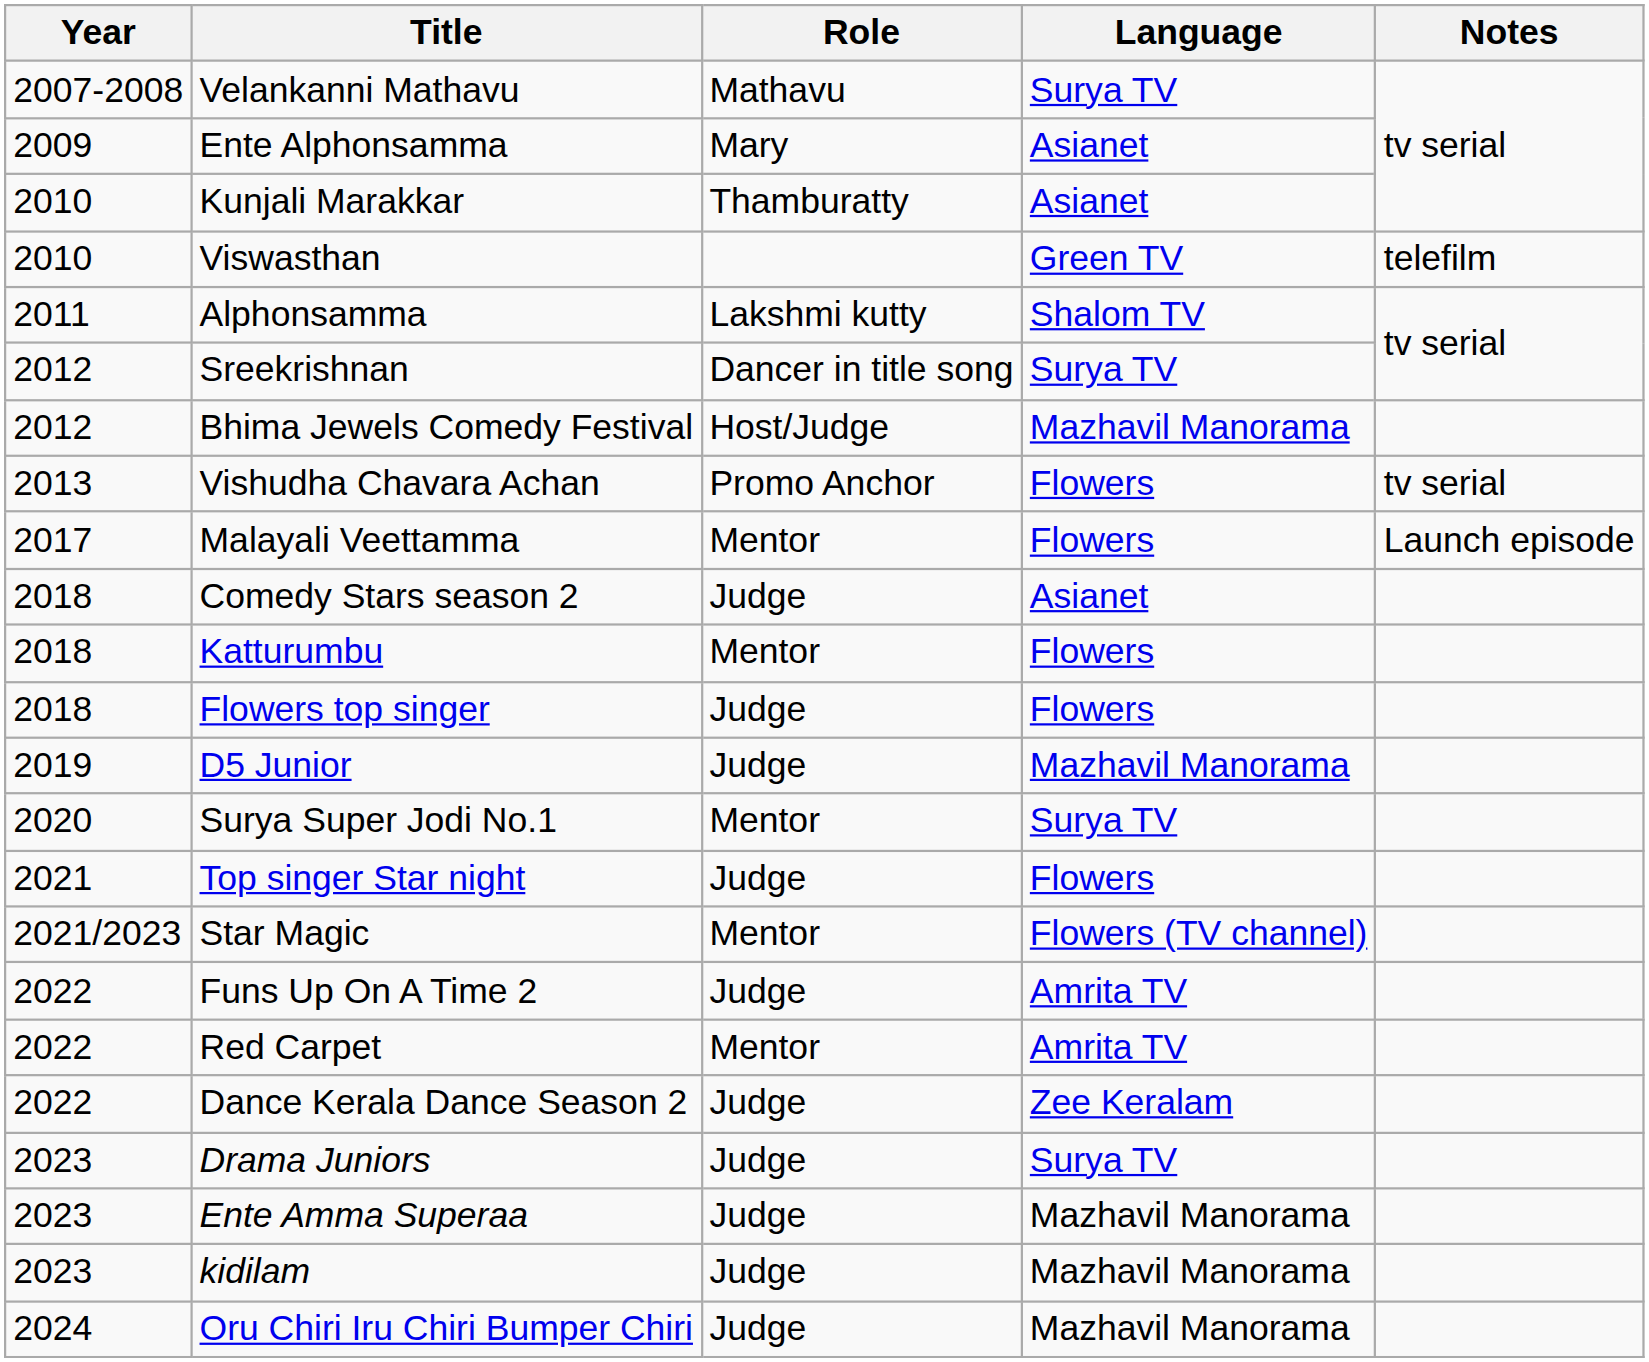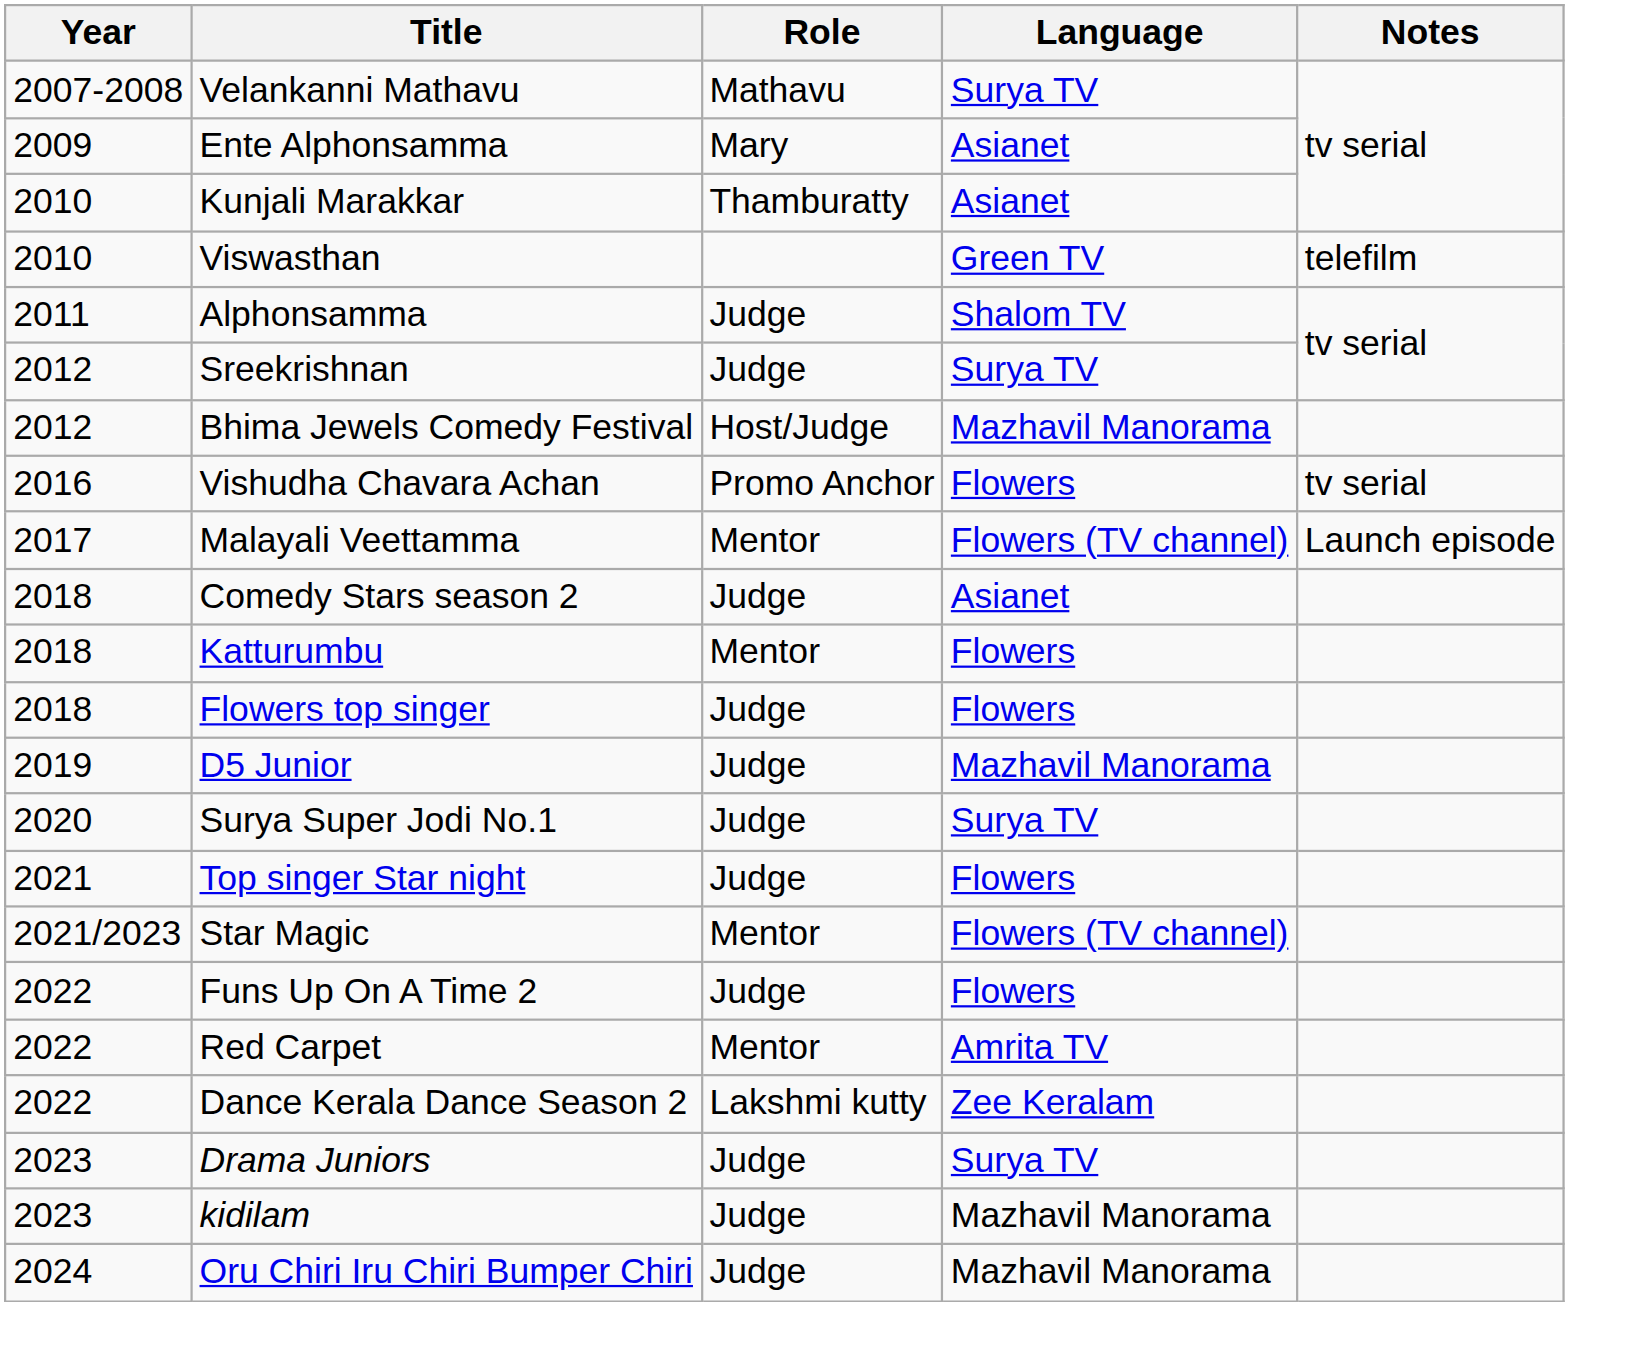(818, 314) Lakshmi kutty -> (758, 314) Judge
(861, 370) Dancer in title song -> (758, 370) Judge
(53, 483) 2013 -> (53, 483) 2016
(1092, 539) Flowers -> (1120, 539) Flowers (TV channel)
(765, 821) Mentor -> (758, 821) Judge
(1108, 990) Amrita TV -> (1013, 990) Flowers
(758, 1102) Judge -> (818, 1102) Lakshmi kutty
- row: (364, 1215)
